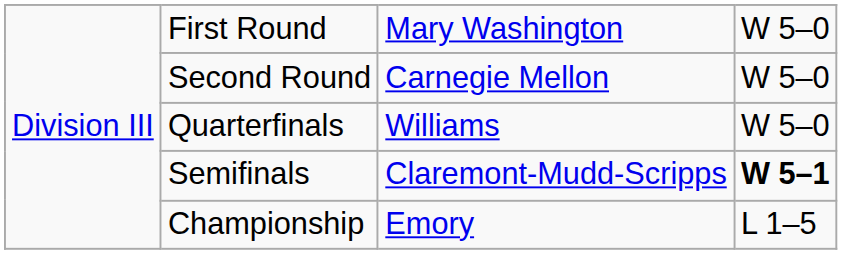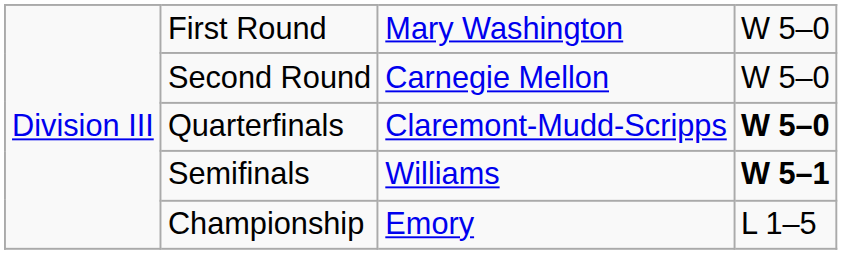(442, 126) Williams -> (556, 126) Claremont-Mudd-Scripps
(785, 126) normal -> (785, 126) bold
(556, 175) Claremont-Mudd-Scripps -> (442, 175) Williams
